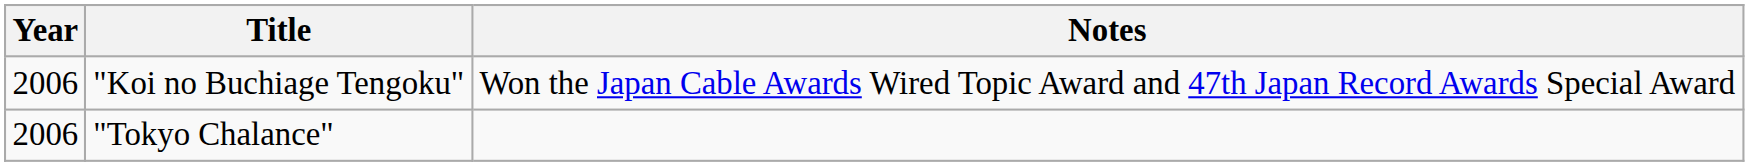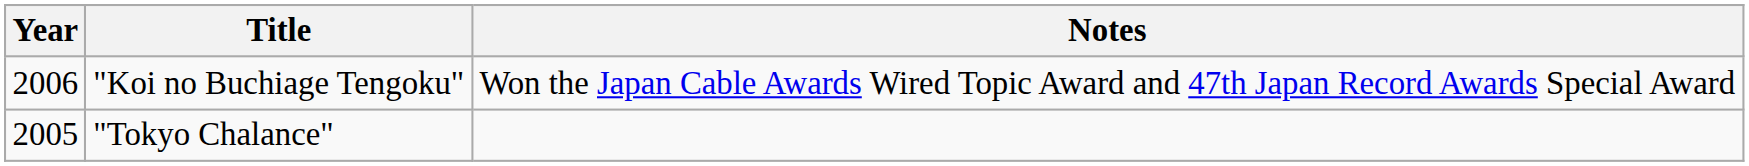(45, 134) 2006 -> (45, 134) 2005
